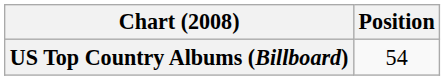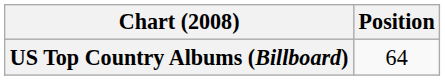(397, 57) 54 -> (397, 57) 64
